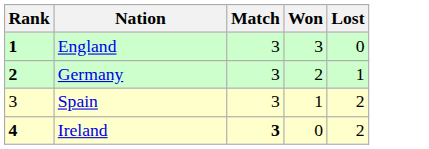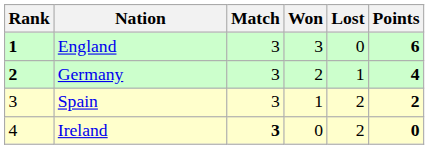+ column: (396, 18)
(13, 130) bold -> (13, 130) normal
